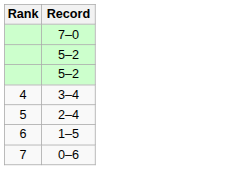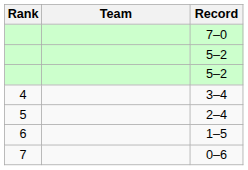+ column: (116, 14)
